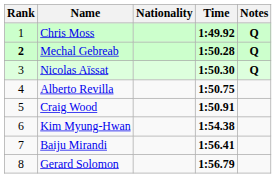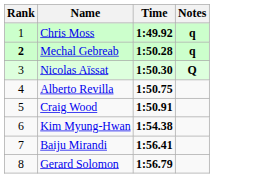- column: (164, 13)
(254, 32) Q -> (192, 32) q
(254, 51) Q -> (192, 51) q
